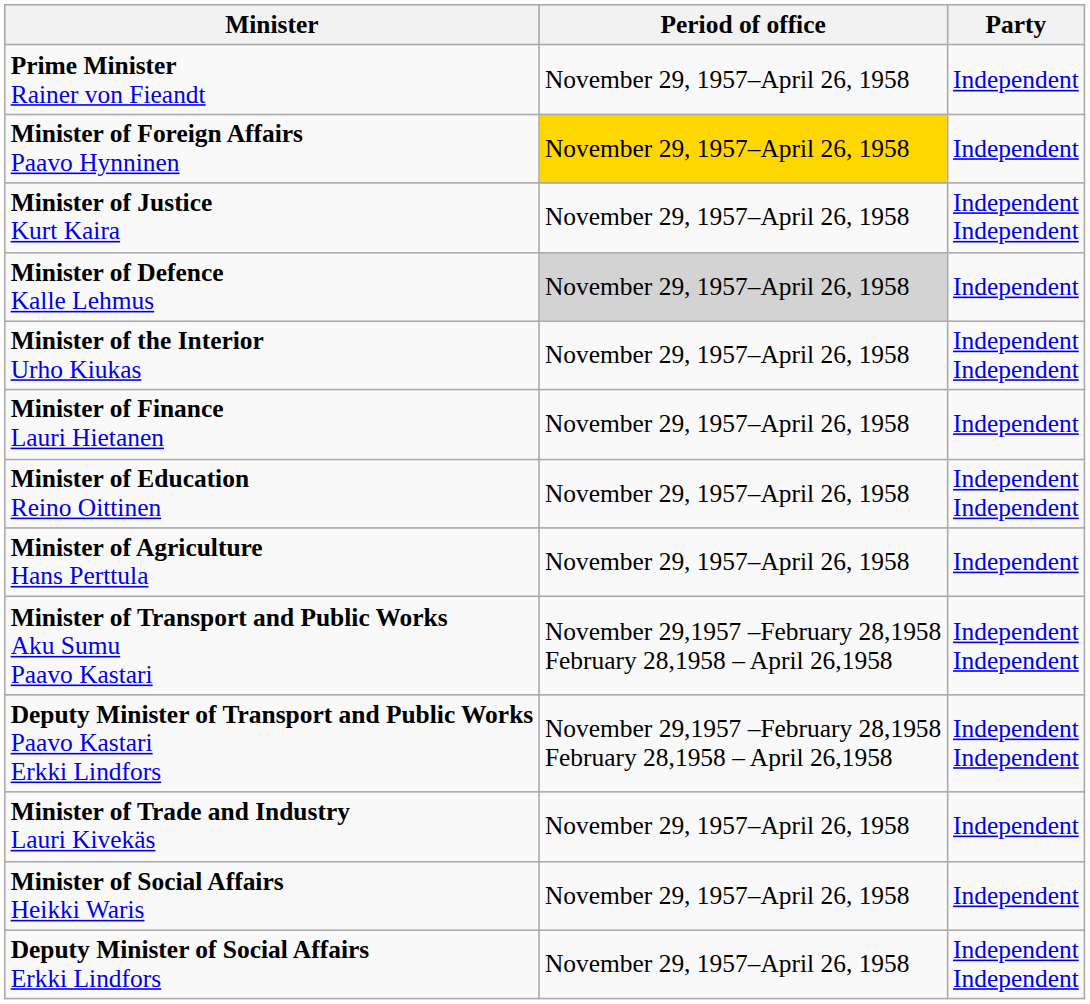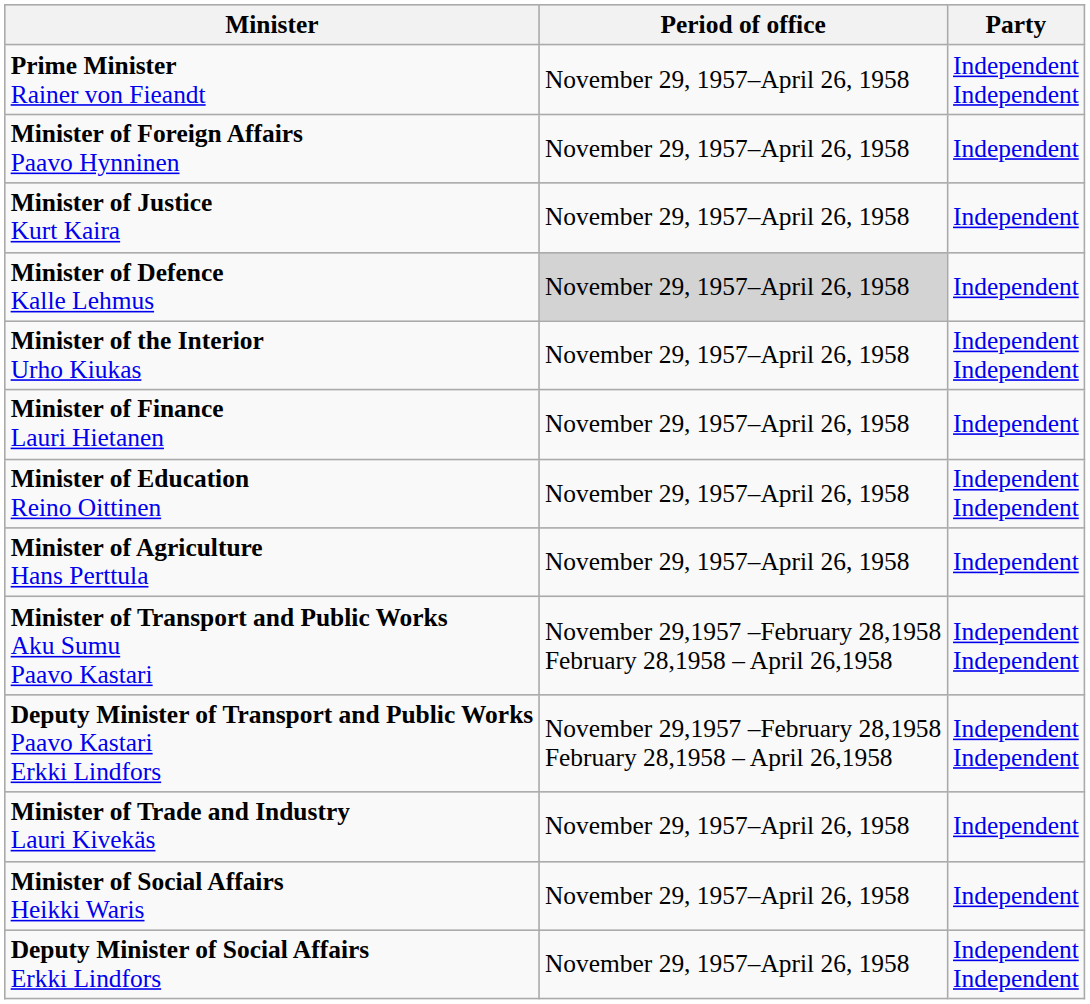(1016, 79) Independent -> (1016, 79) Independent Independent
(727, 148) gold background -> (727, 148) no background
(1016, 217) Independent Independent -> (1016, 217) Independent
